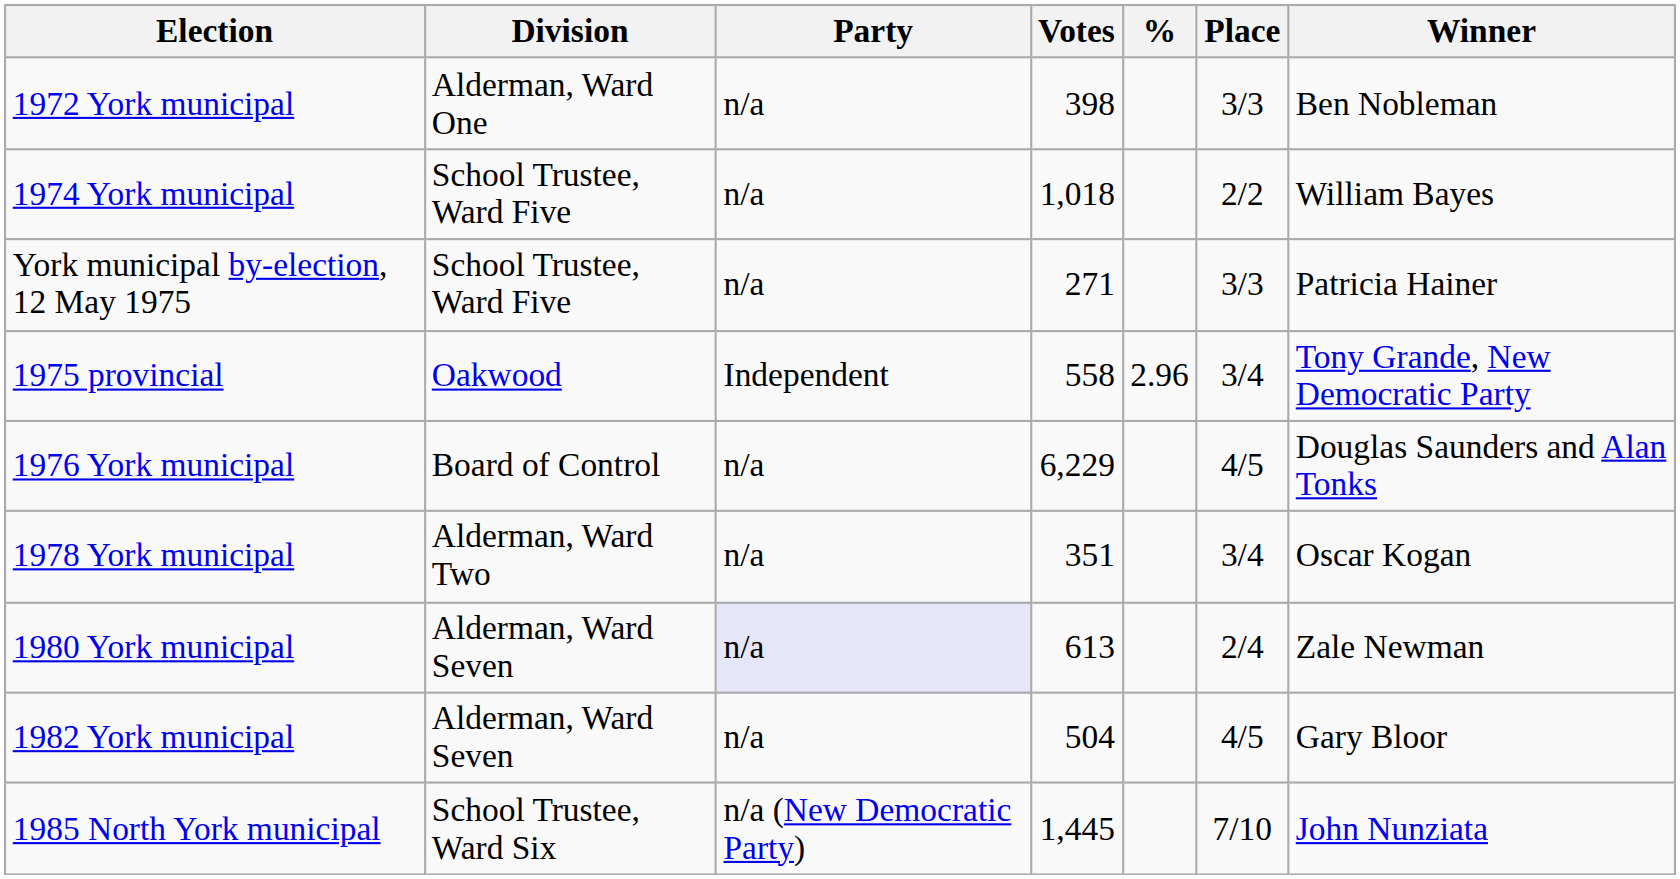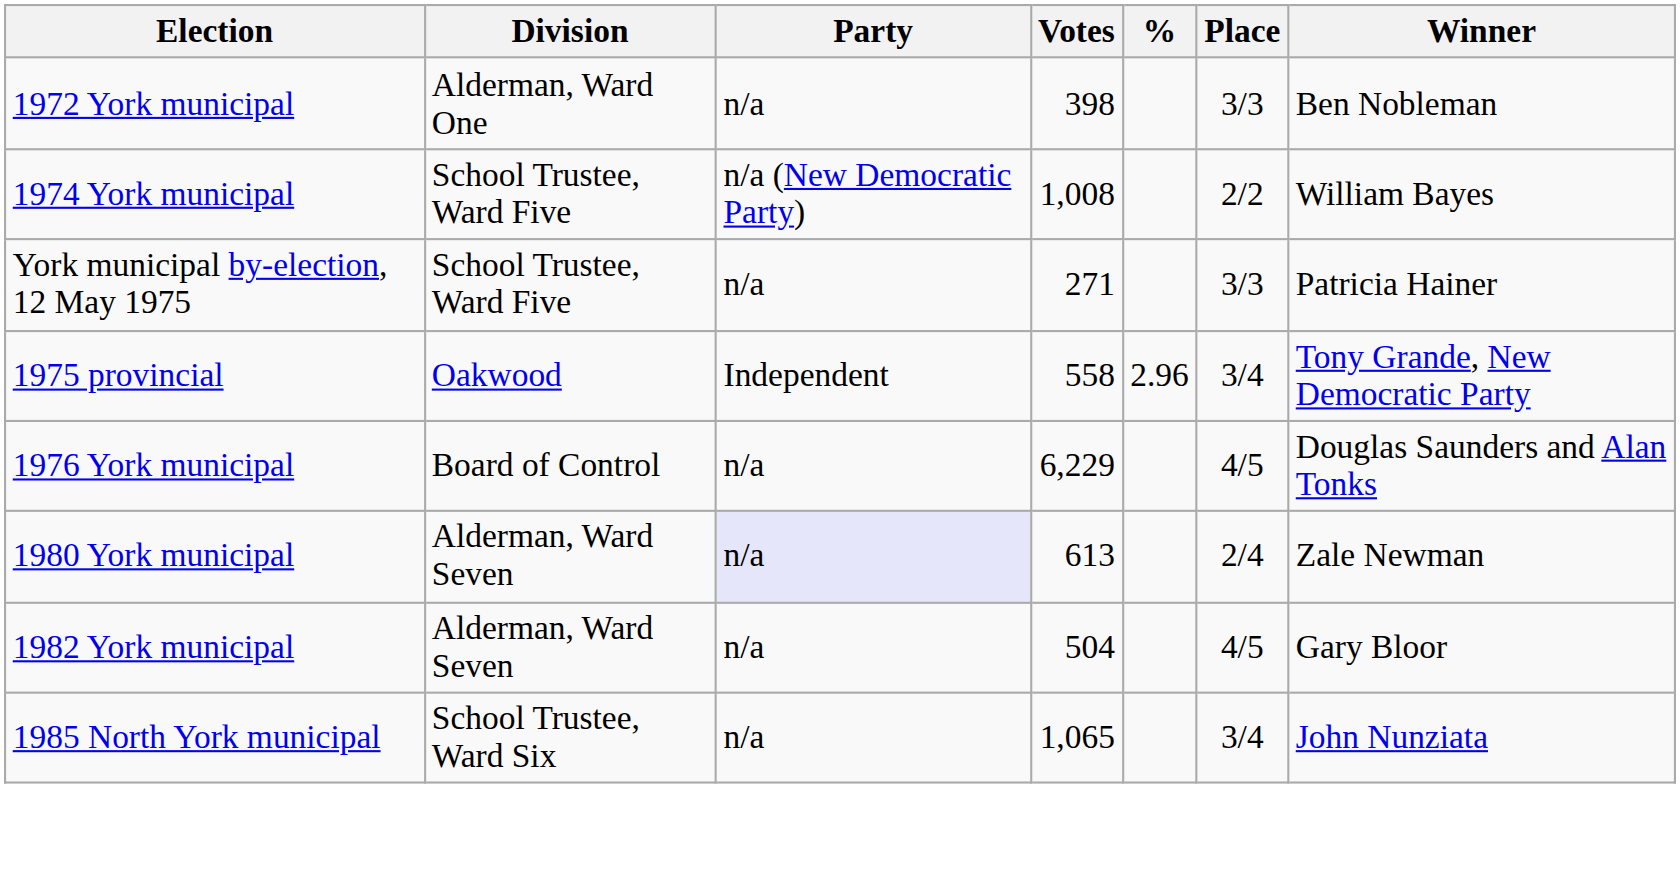(744, 193) n/a -> (867, 193) n/a (New Democratic Party)
(1077, 193) 1,018 -> (1077, 193) 1,008
- row: (153, 556)
(867, 828) n/a (New Democratic Party) -> (744, 737) n/a
(1077, 828) 1,445 -> (1077, 737) 1,065
(1242, 828) 7/10 -> (1242, 737) 3/4
